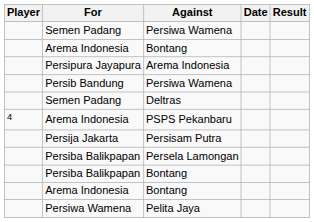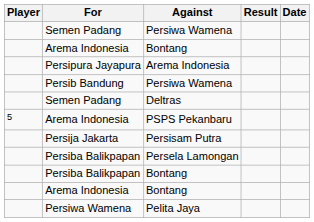columns swapped: (290, 13) <-> (256, 13)
(9, 117) 4 -> (9, 117) 5
